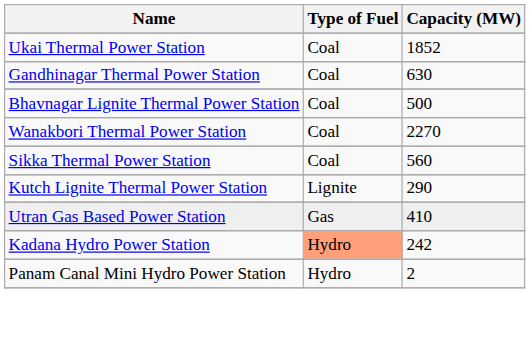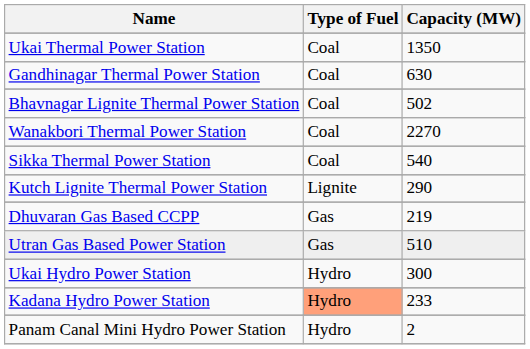(424, 47) 1852 -> (424, 47) 1350
(419, 103) 500 -> (419, 103) 502
(419, 160) 560 -> (419, 160) 540
+ row: (104, 216)
(419, 216) 410 -> (419, 245) 510
+ row: (100, 273)
(419, 245) 242 -> (419, 301) 233
